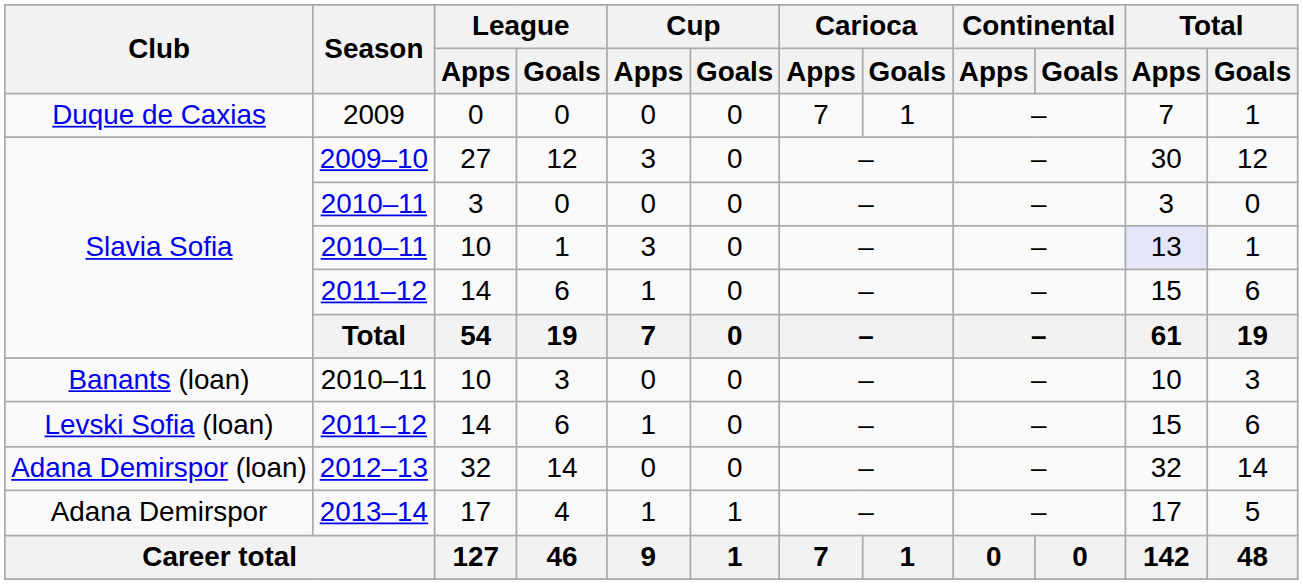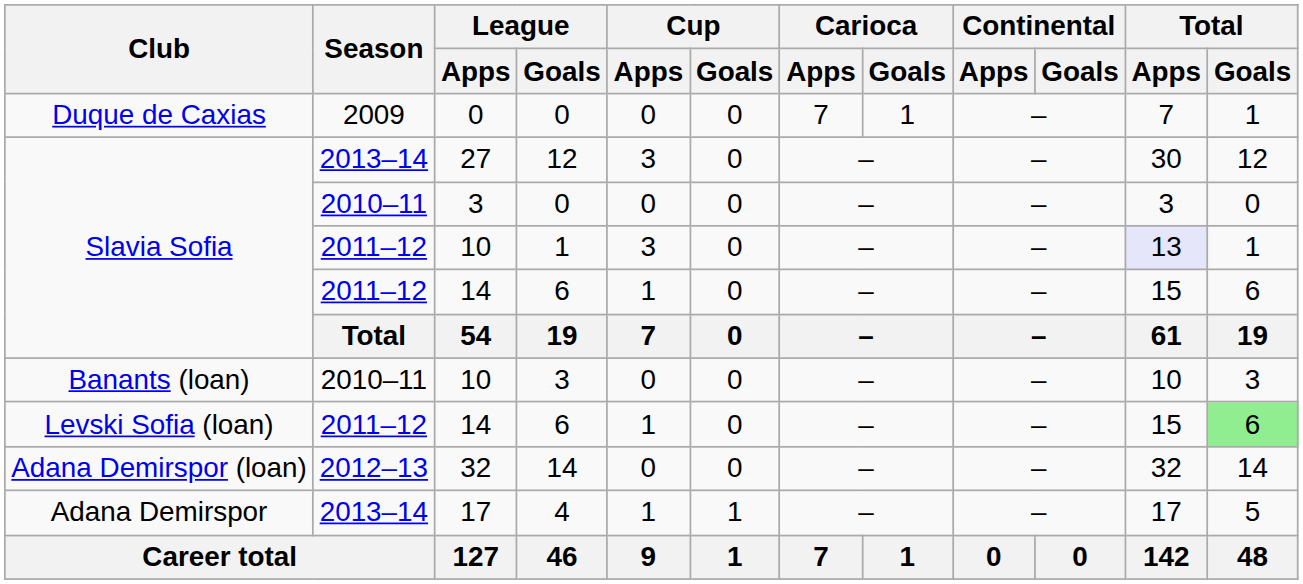(374, 159) 2009–10 -> (374, 159) 2013–14
(374, 247) 2010–11 -> (374, 247) 2011–12
(1253, 423) no background -> (1253, 423) lightgreen background
